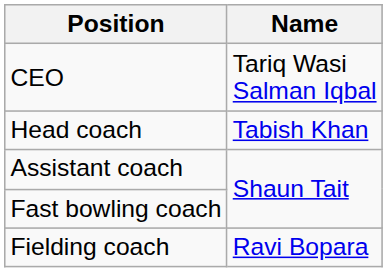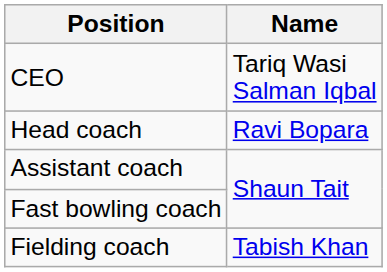(301, 129) Tabish Khan -> (301, 129) Ravi Bopara
(301, 247) Ravi Bopara -> (301, 247) Tabish Khan
